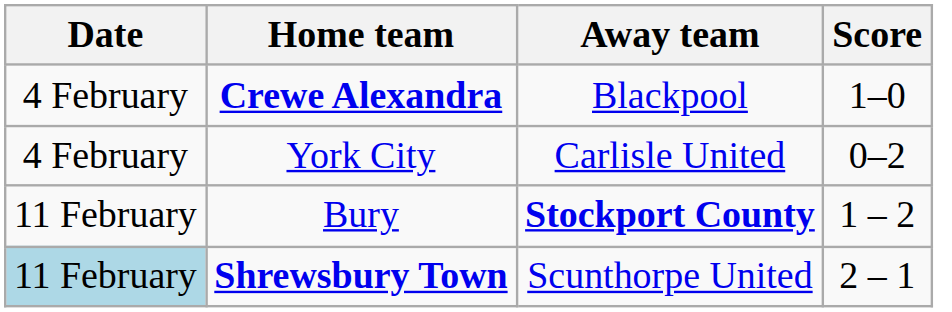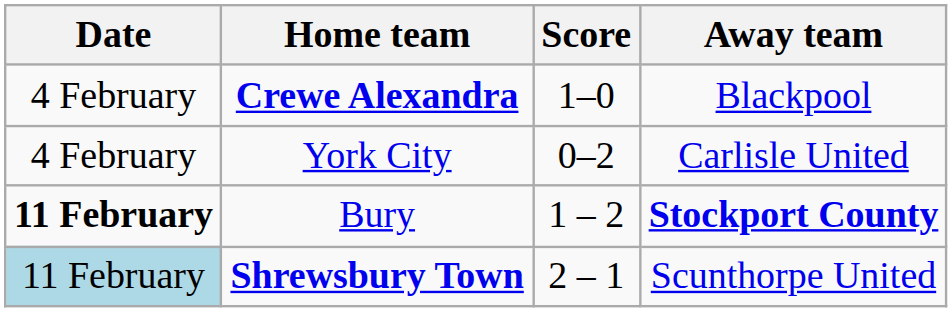columns swapped: (877, 34) <-> (670, 34)
(105, 214) normal -> (113, 214) bold
